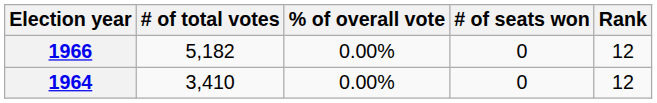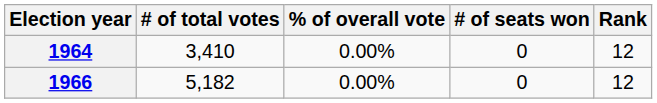rows swapped: (70, 82) <-> (70, 51)
